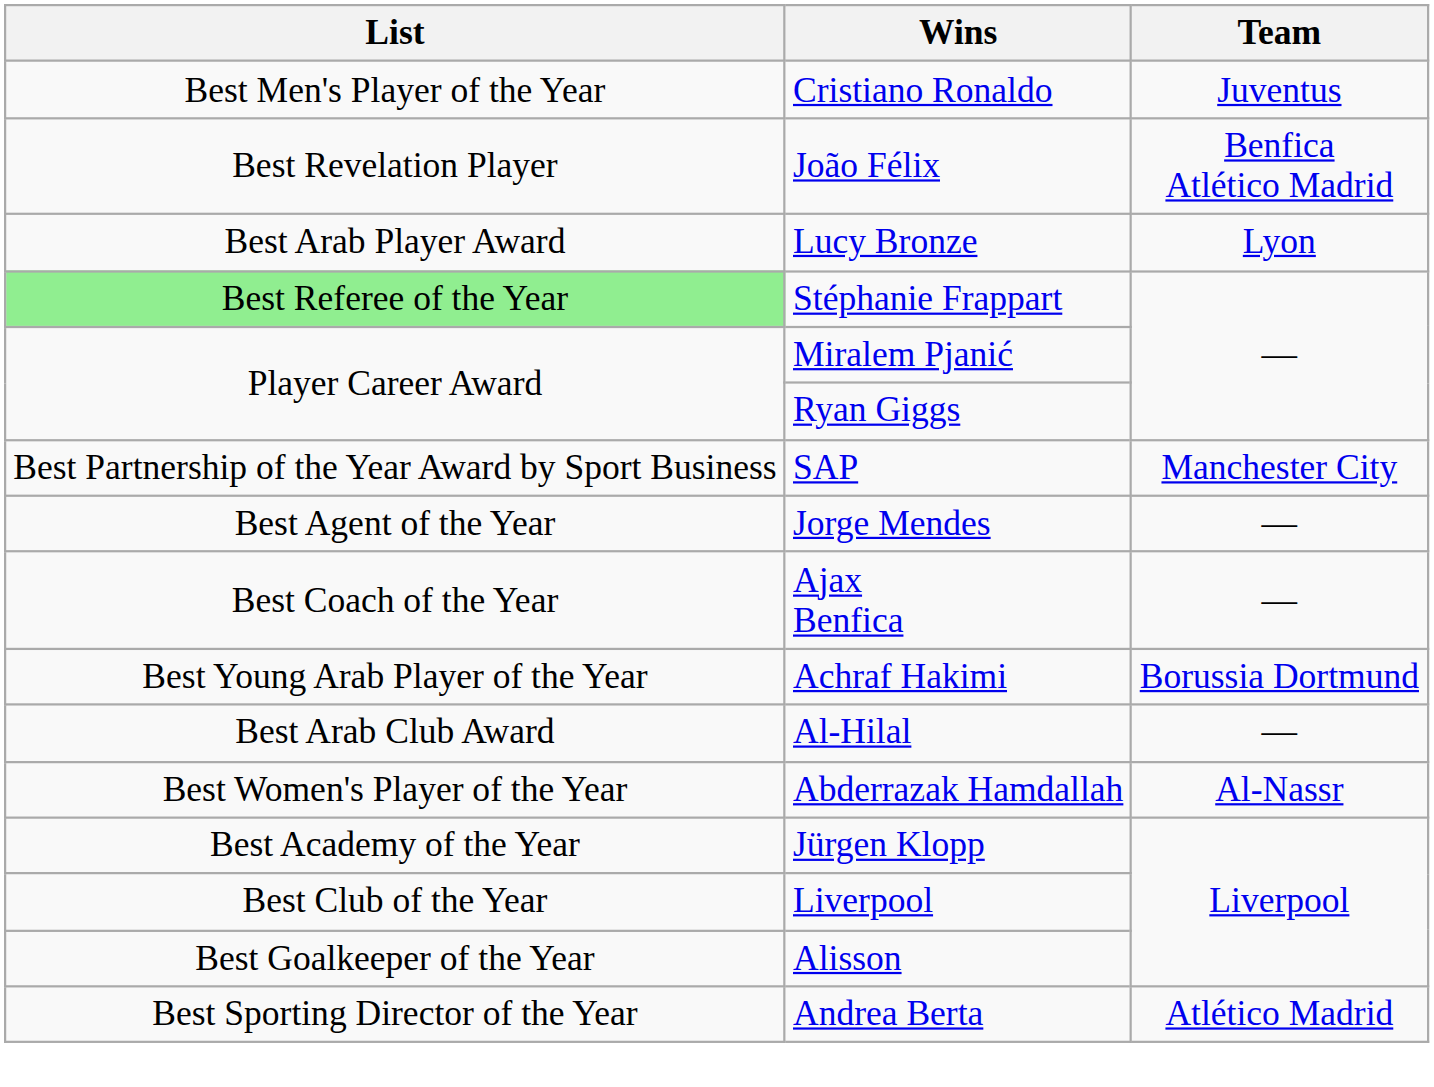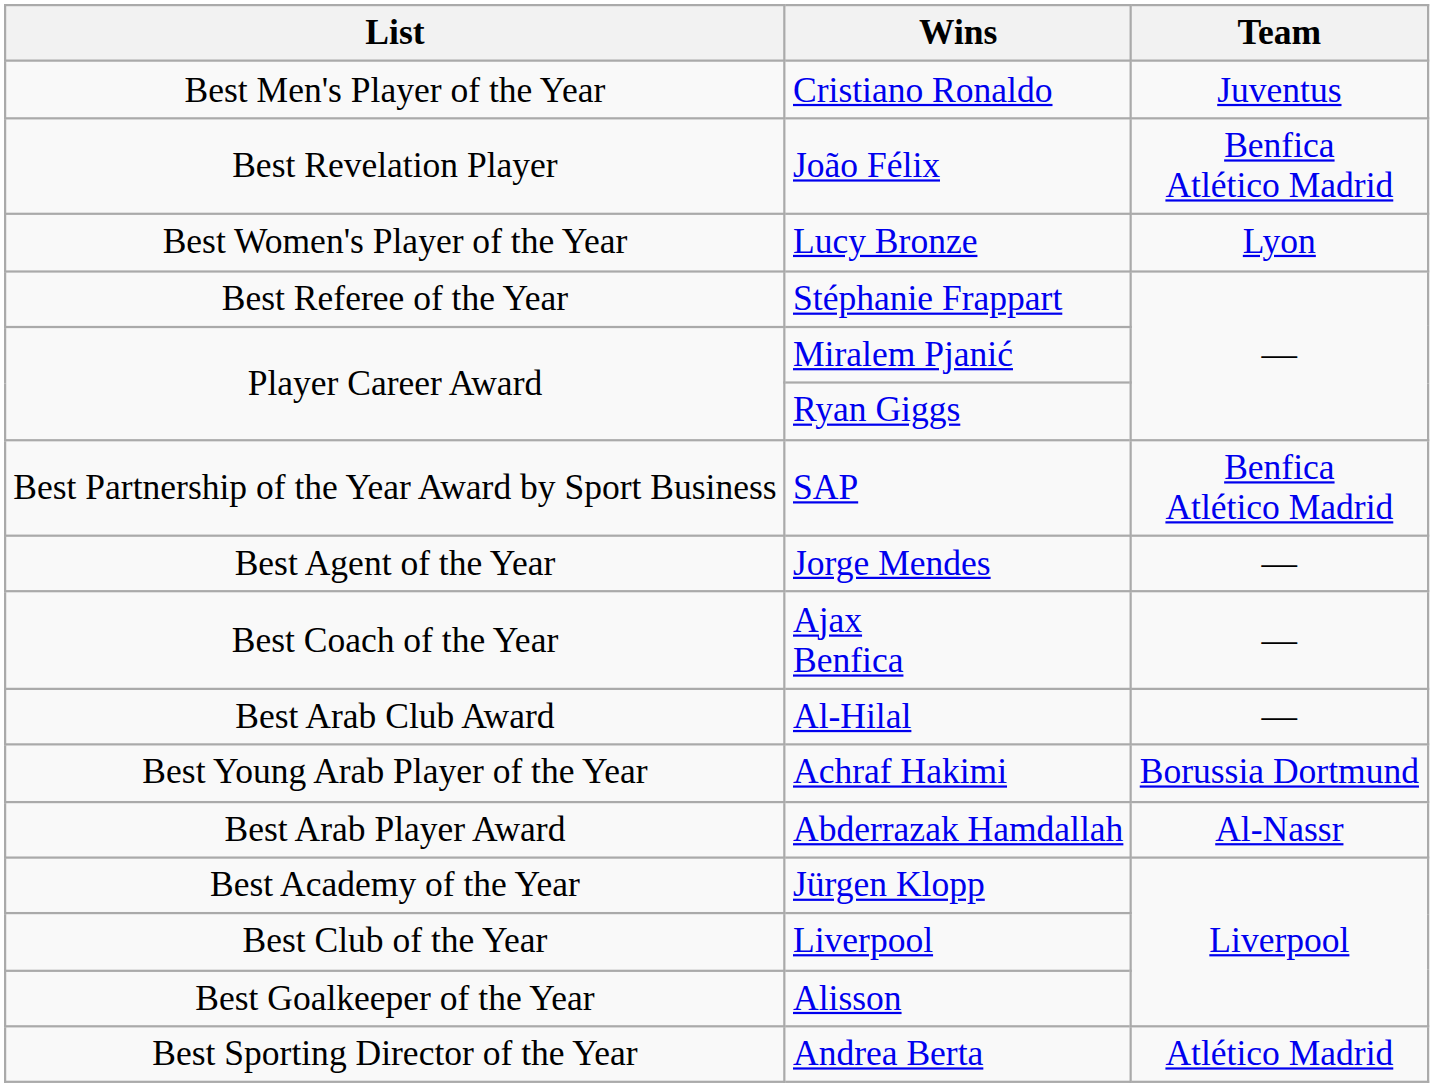(395, 241) Best Arab Player Award -> (395, 241) Best Women's Player of the Year
(395, 297) lightgreen background -> (395, 297) no background
(1279, 466) Manchester City -> (1279, 486) Benfica Atlético Madrid
rows swapped: (900, 675) <-> (852, 732)
(395, 788) Best Women's Player of the Year -> (395, 828) Best Arab Player Award
